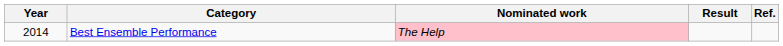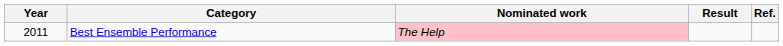(36, 31) 2014 -> (36, 31) 2011
